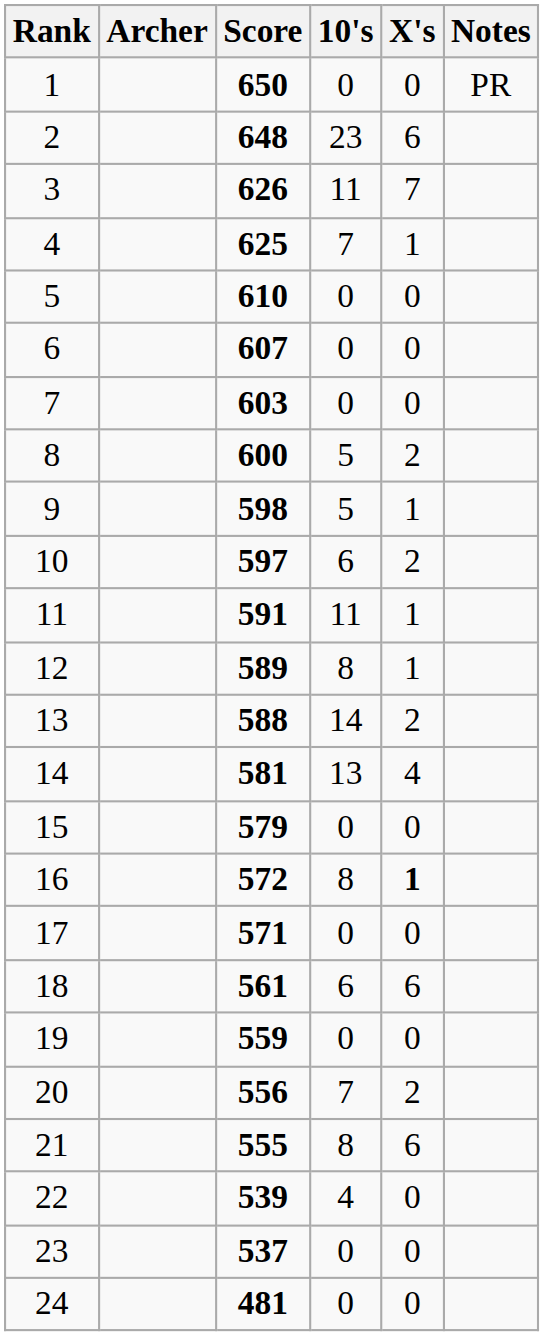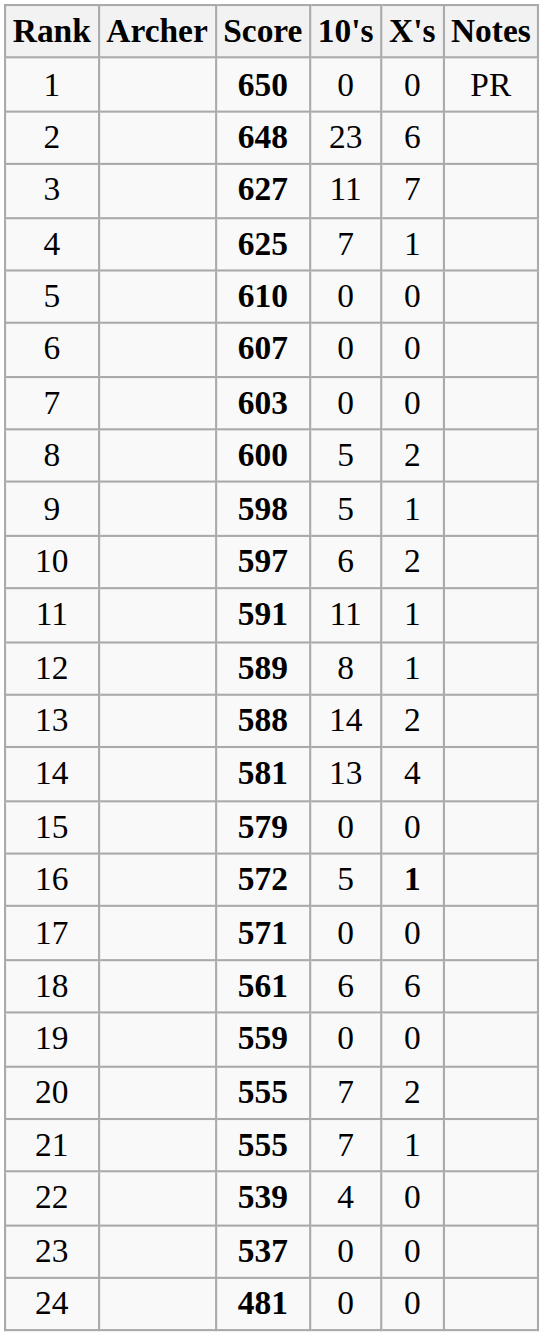(263, 190) 626 -> (263, 190) 627
(346, 879) 8 -> (346, 879) 5
(263, 1091) 556 -> (263, 1091) 555
(346, 1144) 8 -> (346, 1144) 7
(412, 1144) 6 -> (412, 1144) 1
